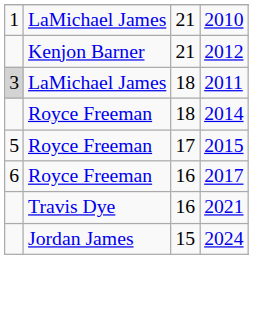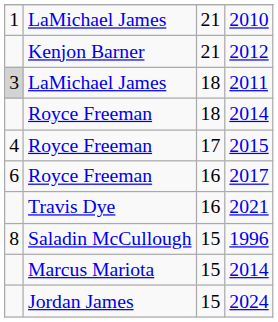(14, 144) 5 -> (14, 144) 4
+ row: (110, 238)
+ row: (91, 269)
